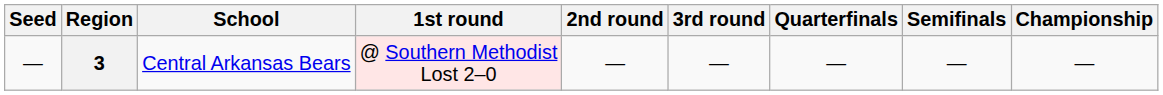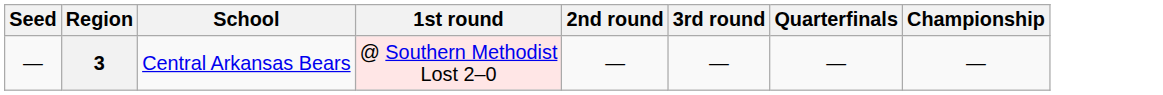- column: (957, 20)
